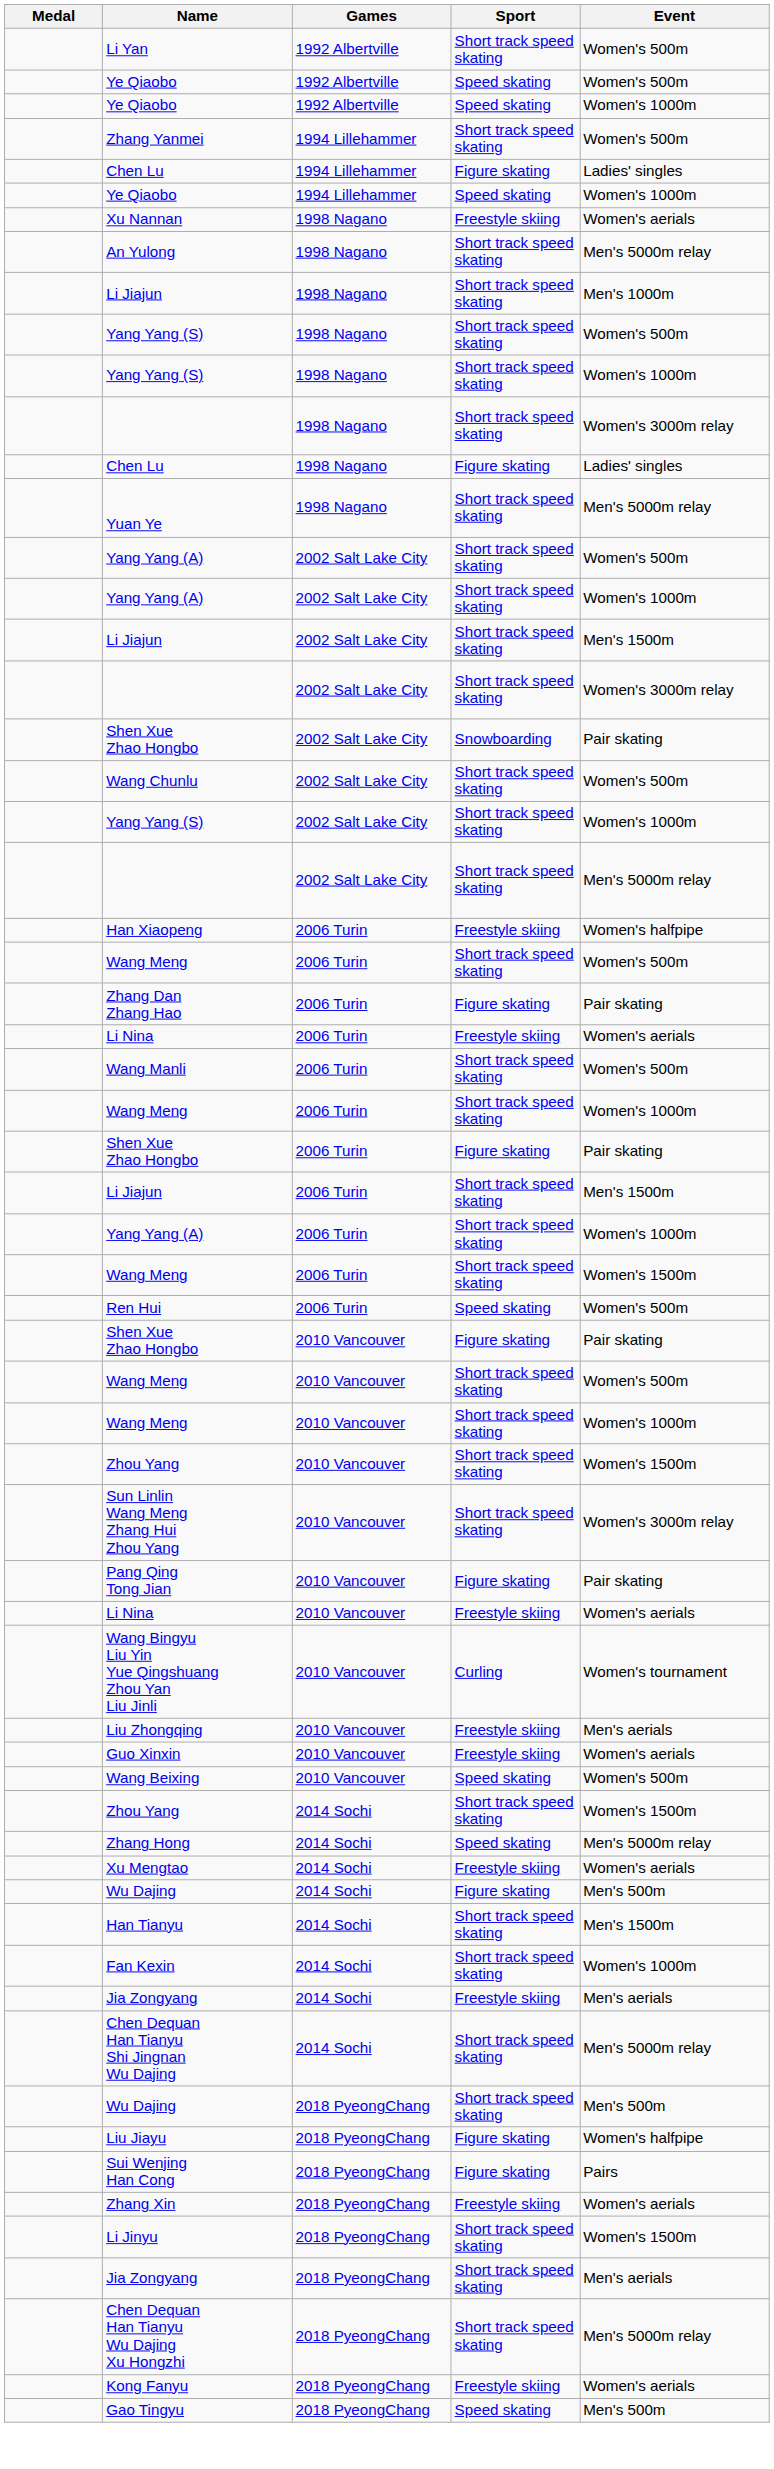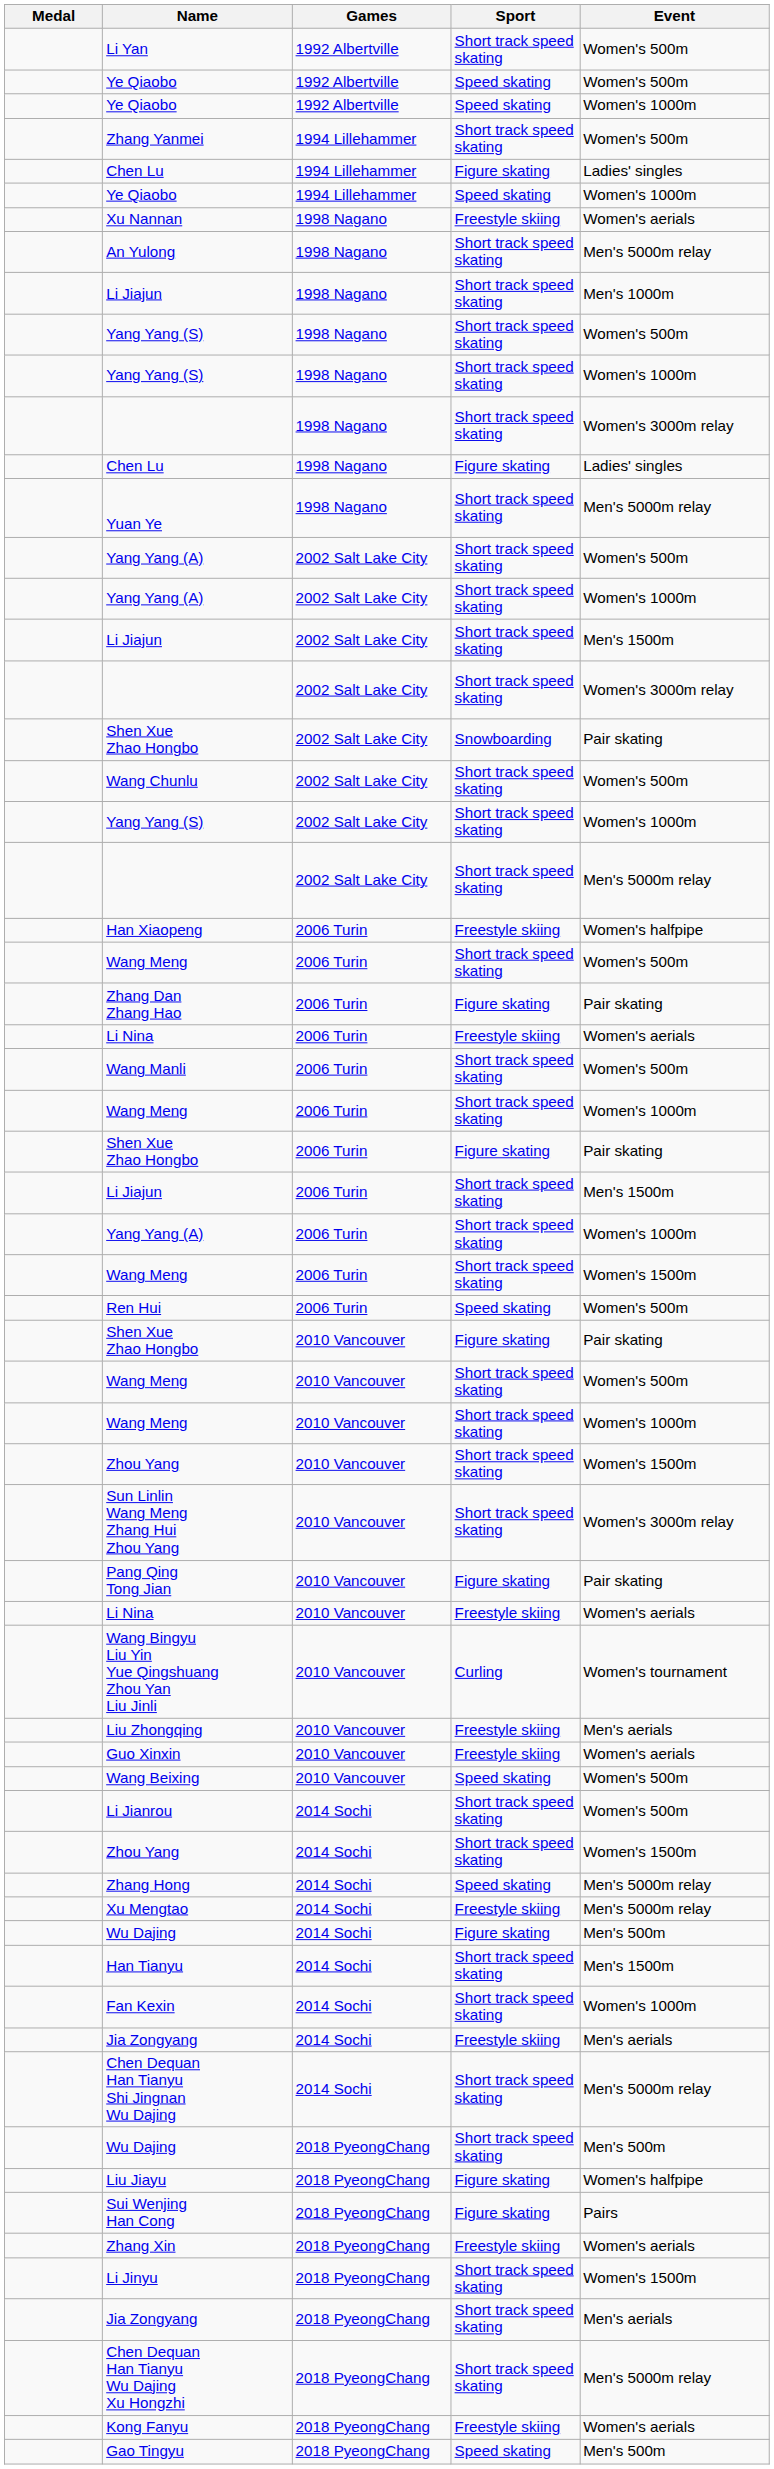+ row: (139, 1810)
(639, 1867) Women's aerials -> (647, 1908) Men's 5000m relay
